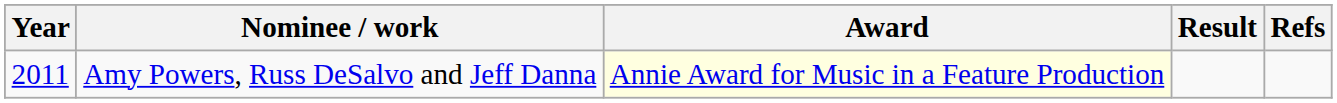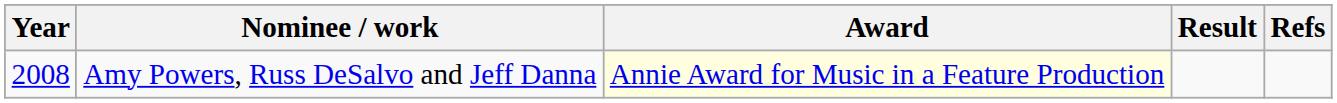(40, 73) 2011 -> (41, 73) 2008
